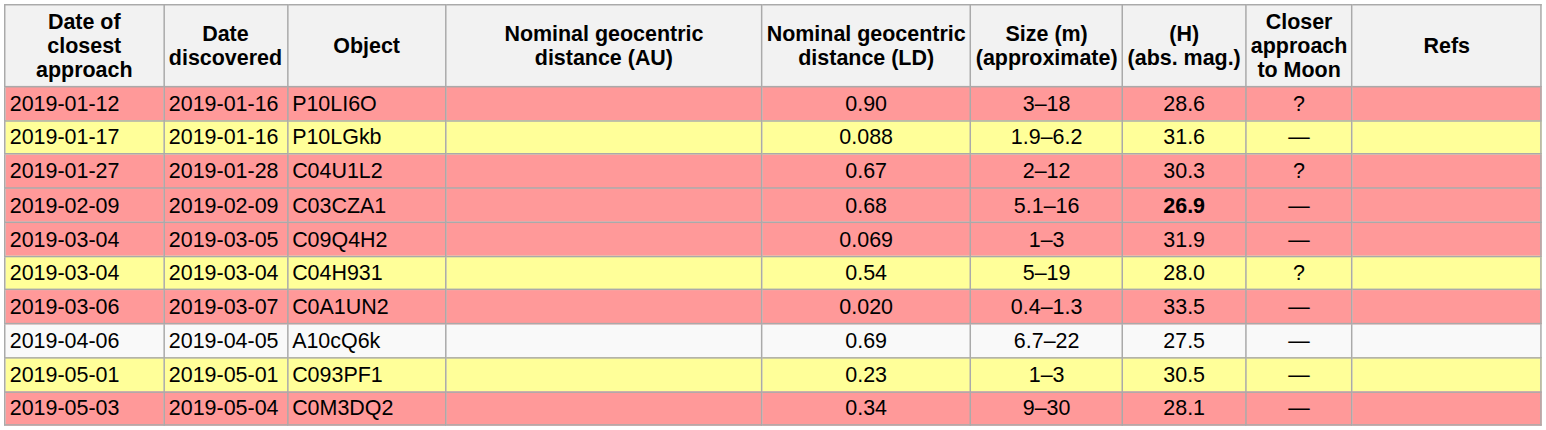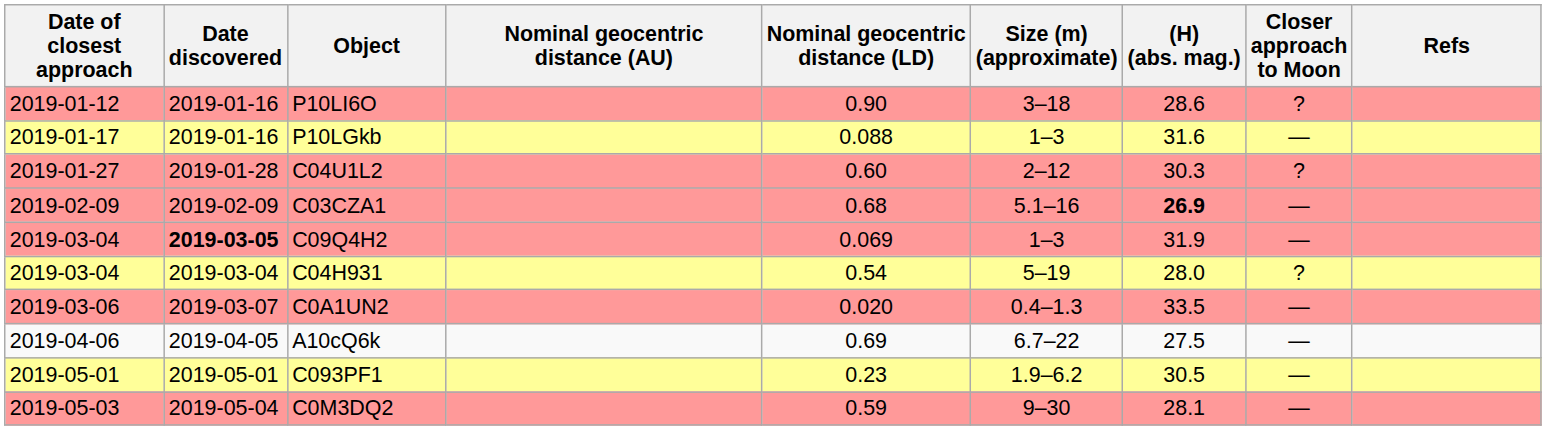(1047, 138) 1.9–6.2 -> (1047, 138) 1–3
(866, 171) 0.67 -> (866, 171) 0.60
(224, 239) normal -> (224, 239) bold
(1047, 375) 1–3 -> (1047, 375) 1.9–6.2
(866, 409) 0.34 -> (866, 409) 0.59
